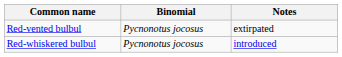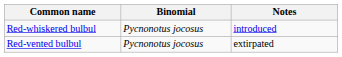rows swapped: (44, 28) <-> (51, 44)
